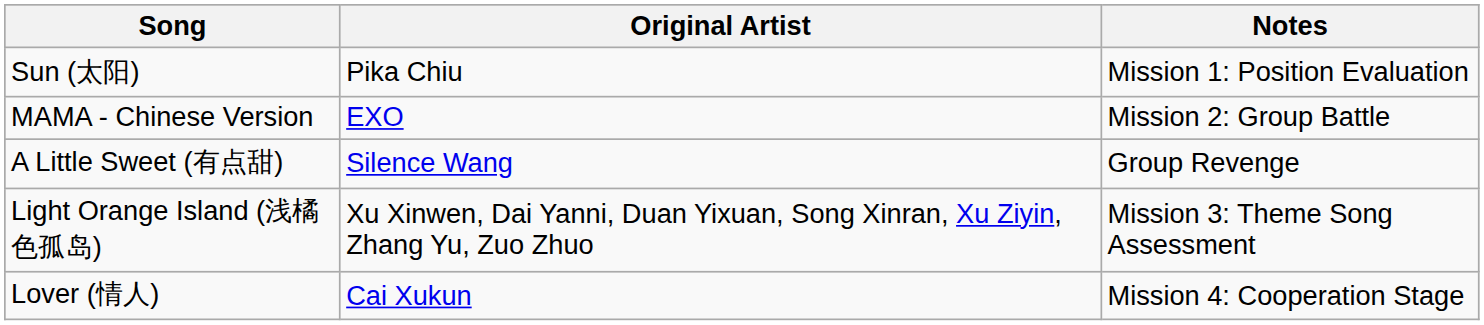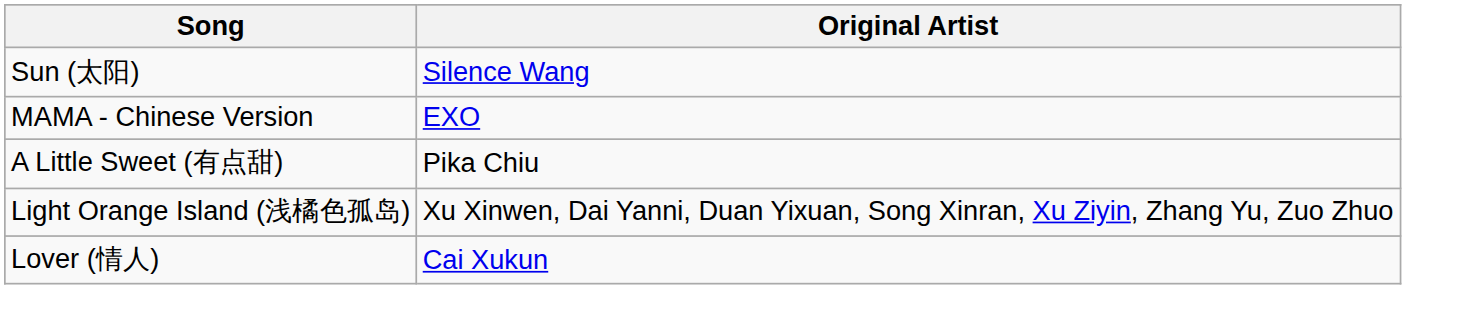- column: (1290, 26)
(404, 71) Pika Chiu -> (506, 71) Silence Wang
(430, 163) Silence Wang -> (481, 163) Pika Chiu
